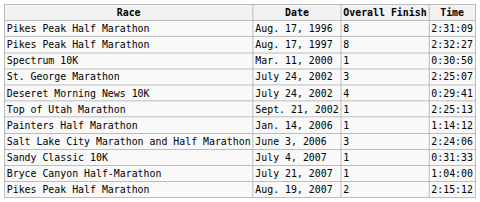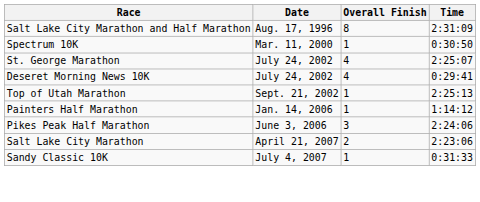(78, 29) Pikes Peak Half Marathon -> (129, 29) Salt Lake City Marathon and Half Marathon
- row: (294, 45)
(346, 77) 3 -> (346, 61) 4
(129, 141) Salt Lake City Marathon and Half Marathon -> (78, 125) Pikes Peak Half Marathon
+ row: (297, 141)
- row: (294, 173)
- row: (294, 190)
